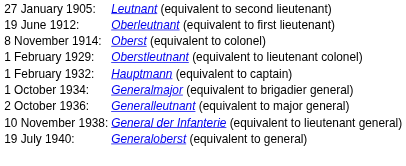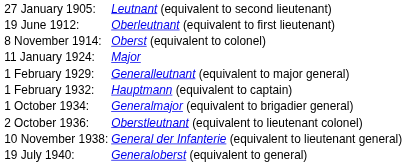+ row: (50, 57)
(237, 57) Oberstleutnant (equivalent to lieutenant colonel) -> (230, 74) Generalleutnant (equivalent to major general)
(230, 106) Generalleutnant (equivalent to major general) -> (237, 122) Oberstleutnant (equivalent to lieutenant colonel)
